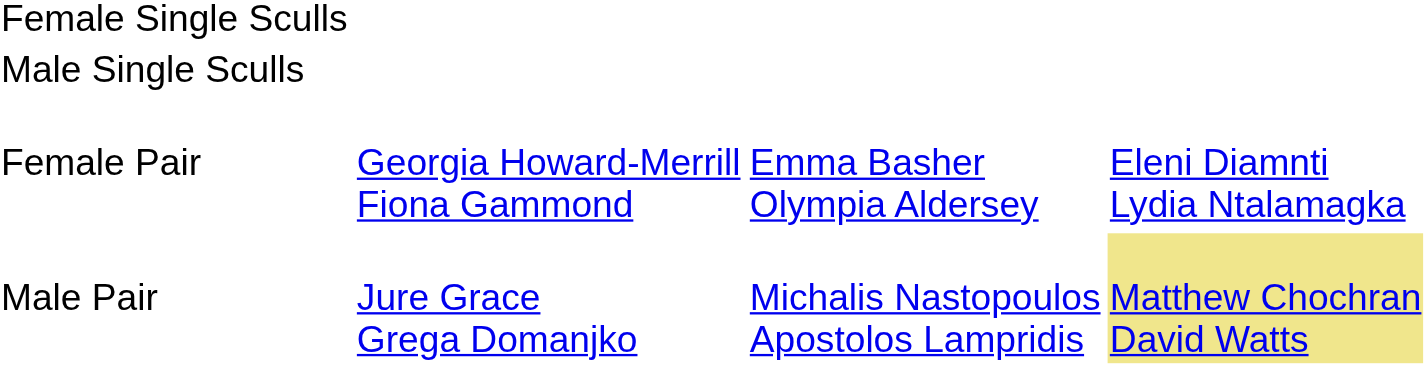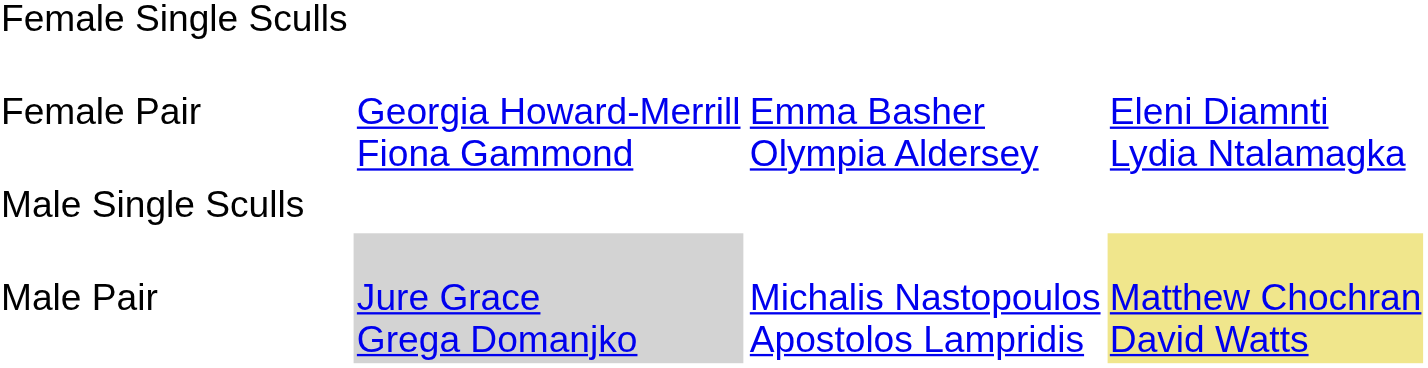rows swapped: (101, 163) <-> (153, 70)
(497, 318) no background -> (497, 318) lightgrey background
